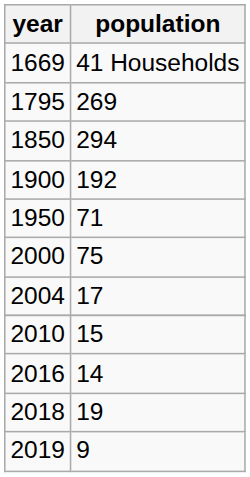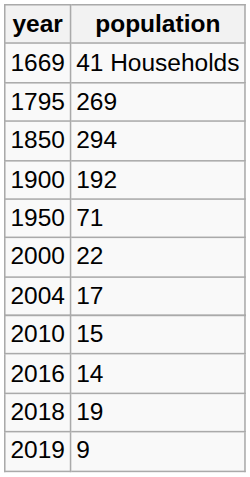(90, 256) 75 -> (90, 256) 22
